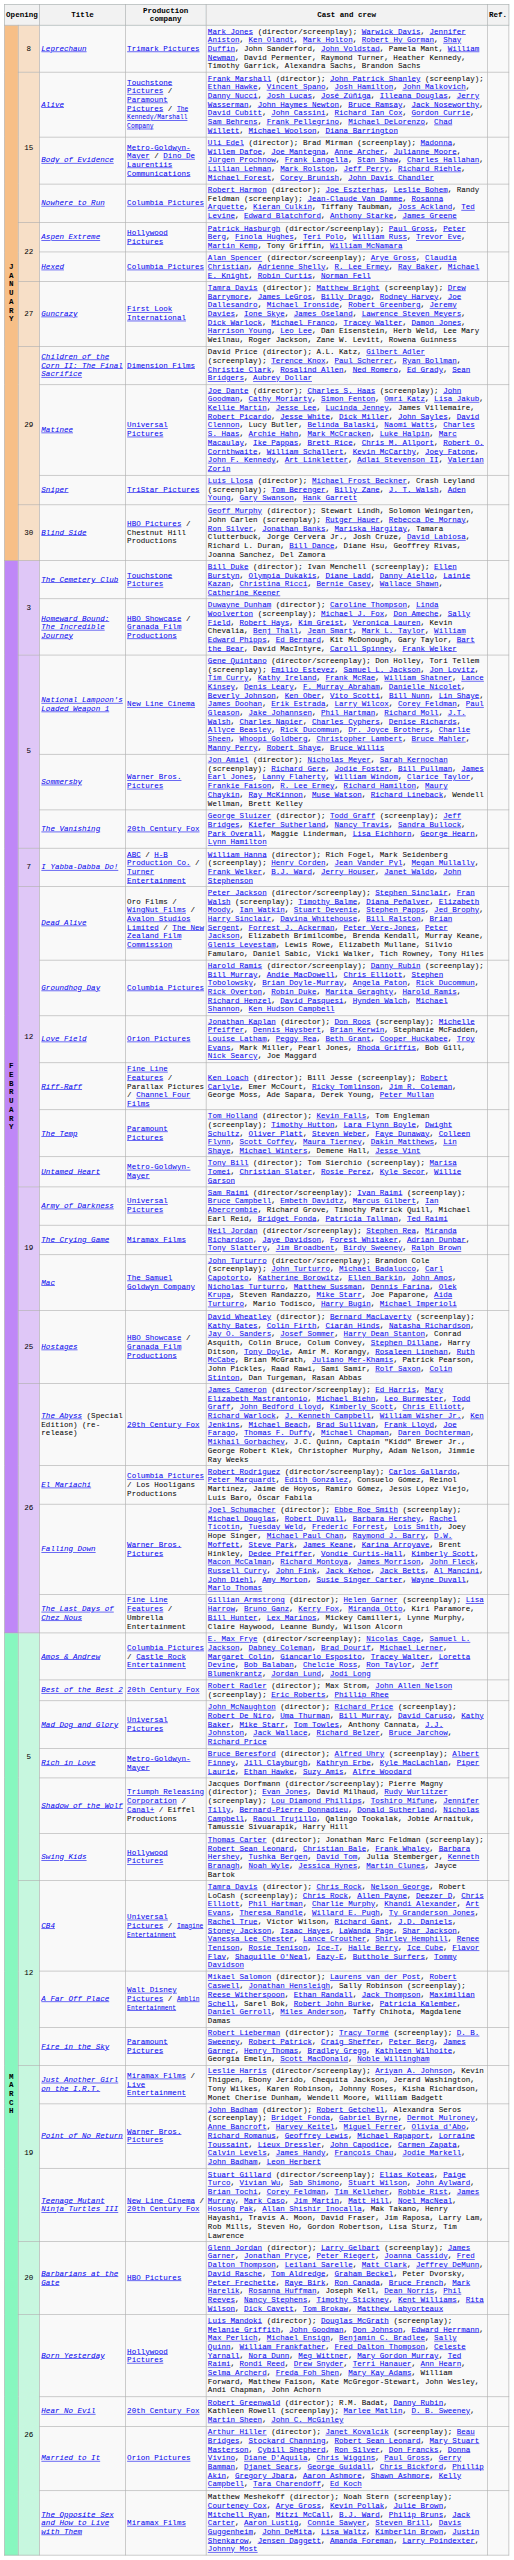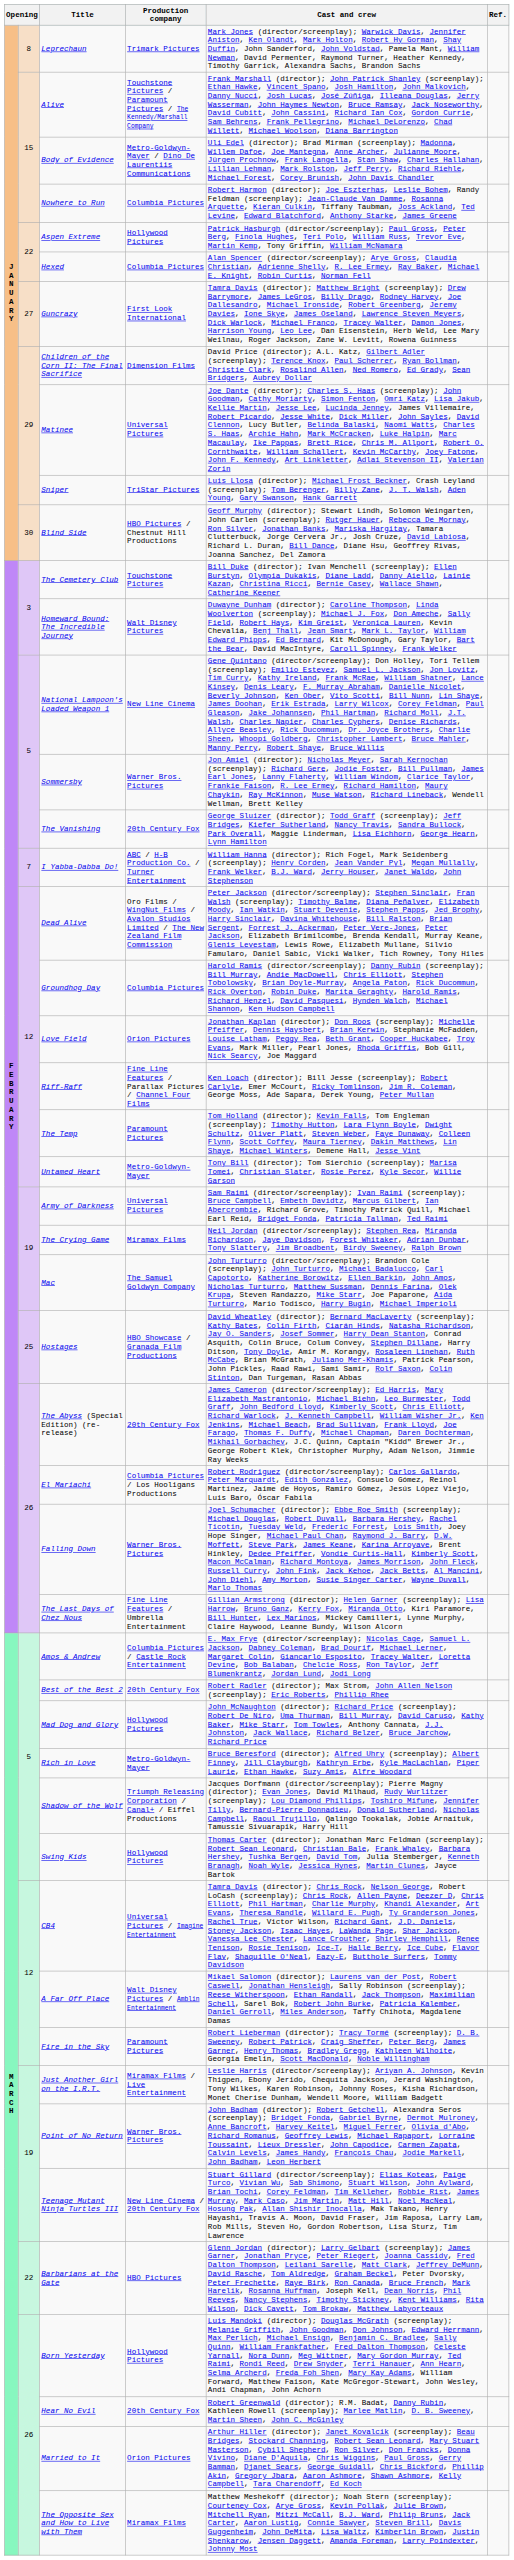(159, 627) HBO Showcase / Granada Film Productions -> (152, 627) Walt Disney Pictures
(147, 1725) Universal Pictures -> (147, 1725) Hollywood Pictures
(29, 2278) 20 -> (29, 2278) 22
